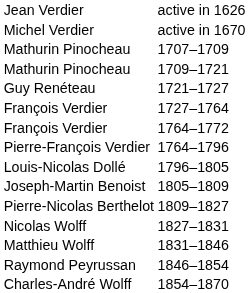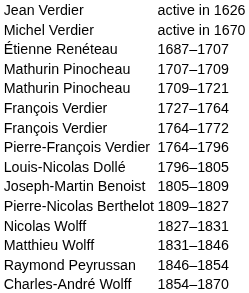+ row: (193, 49)
- row: (193, 89)
